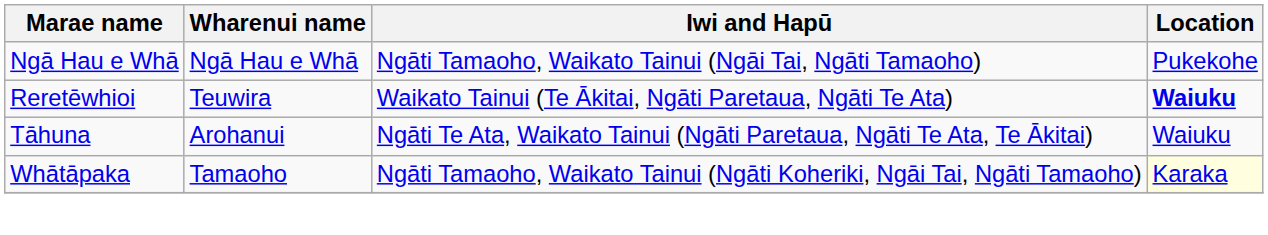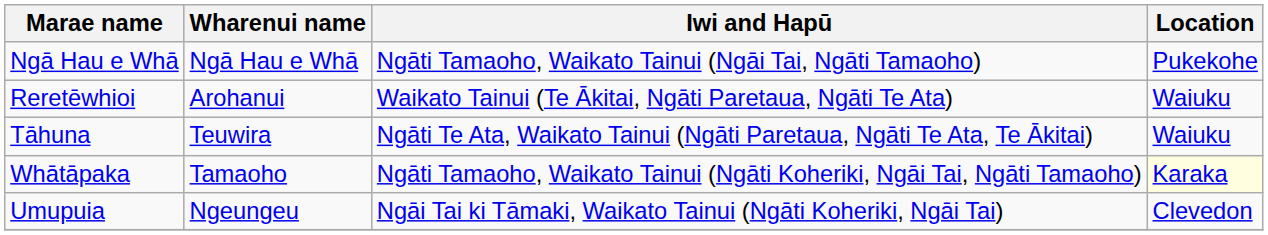(230, 98) Teuwira -> (237, 98) Arohanui
(1194, 98) bold -> (1192, 98) normal
(237, 135) Arohanui -> (230, 135) Teuwira
+ row: (58, 211)
